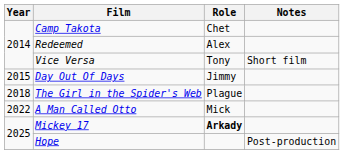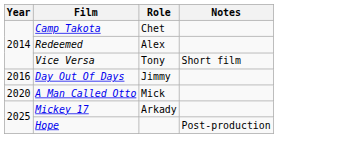(19, 77) 2015 -> (19, 77) 2016
- row: (119, 93)
(19, 109) 2022 -> (19, 93) 2020
(224, 125) bold -> (159, 109) normal
